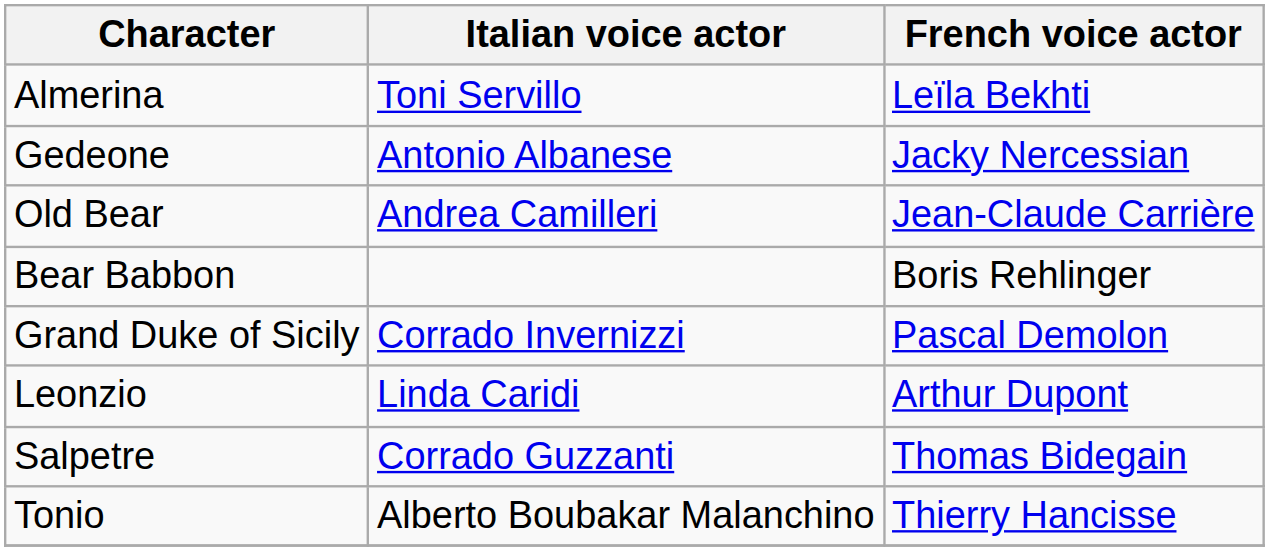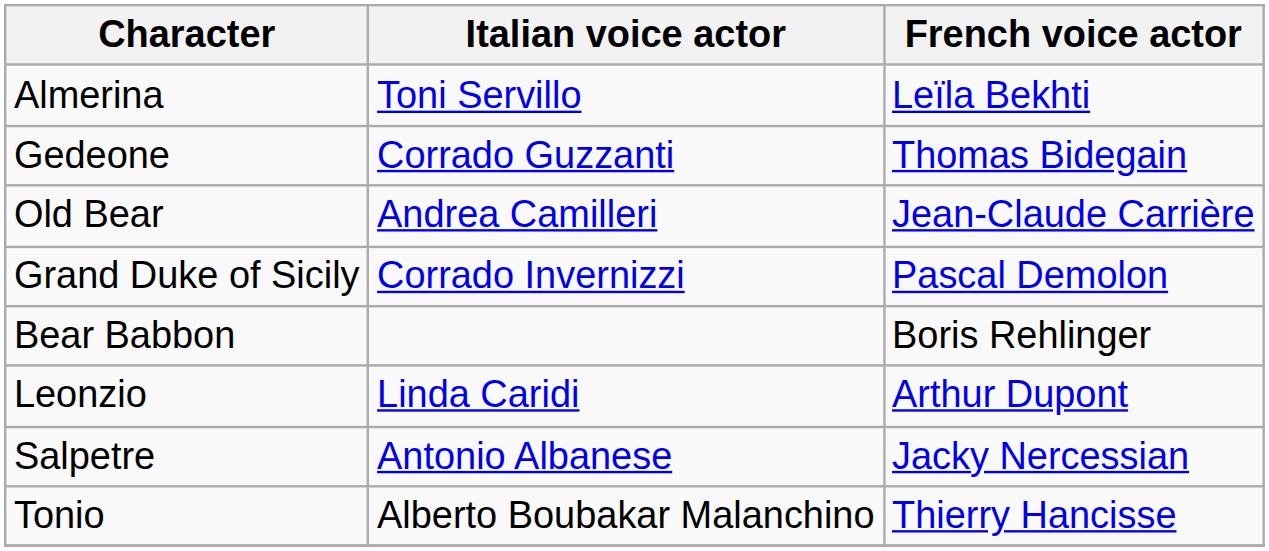(525, 154) Antonio Albanese -> (526, 154) Corrado Guzzanti
(1041, 154) Jacky Nercessian -> (1040, 154) Thomas Bidegain
rows swapped: (125, 275) <-> (187, 335)
(526, 455) Corrado Guzzanti -> (525, 455) Antonio Albanese
(1040, 455) Thomas Bidegain -> (1041, 455) Jacky Nercessian
